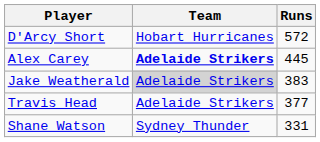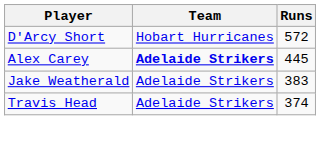(205, 82) lightgrey background -> (205, 82) no background
(296, 104) 377 -> (296, 104) 374
- row: (56, 126)
